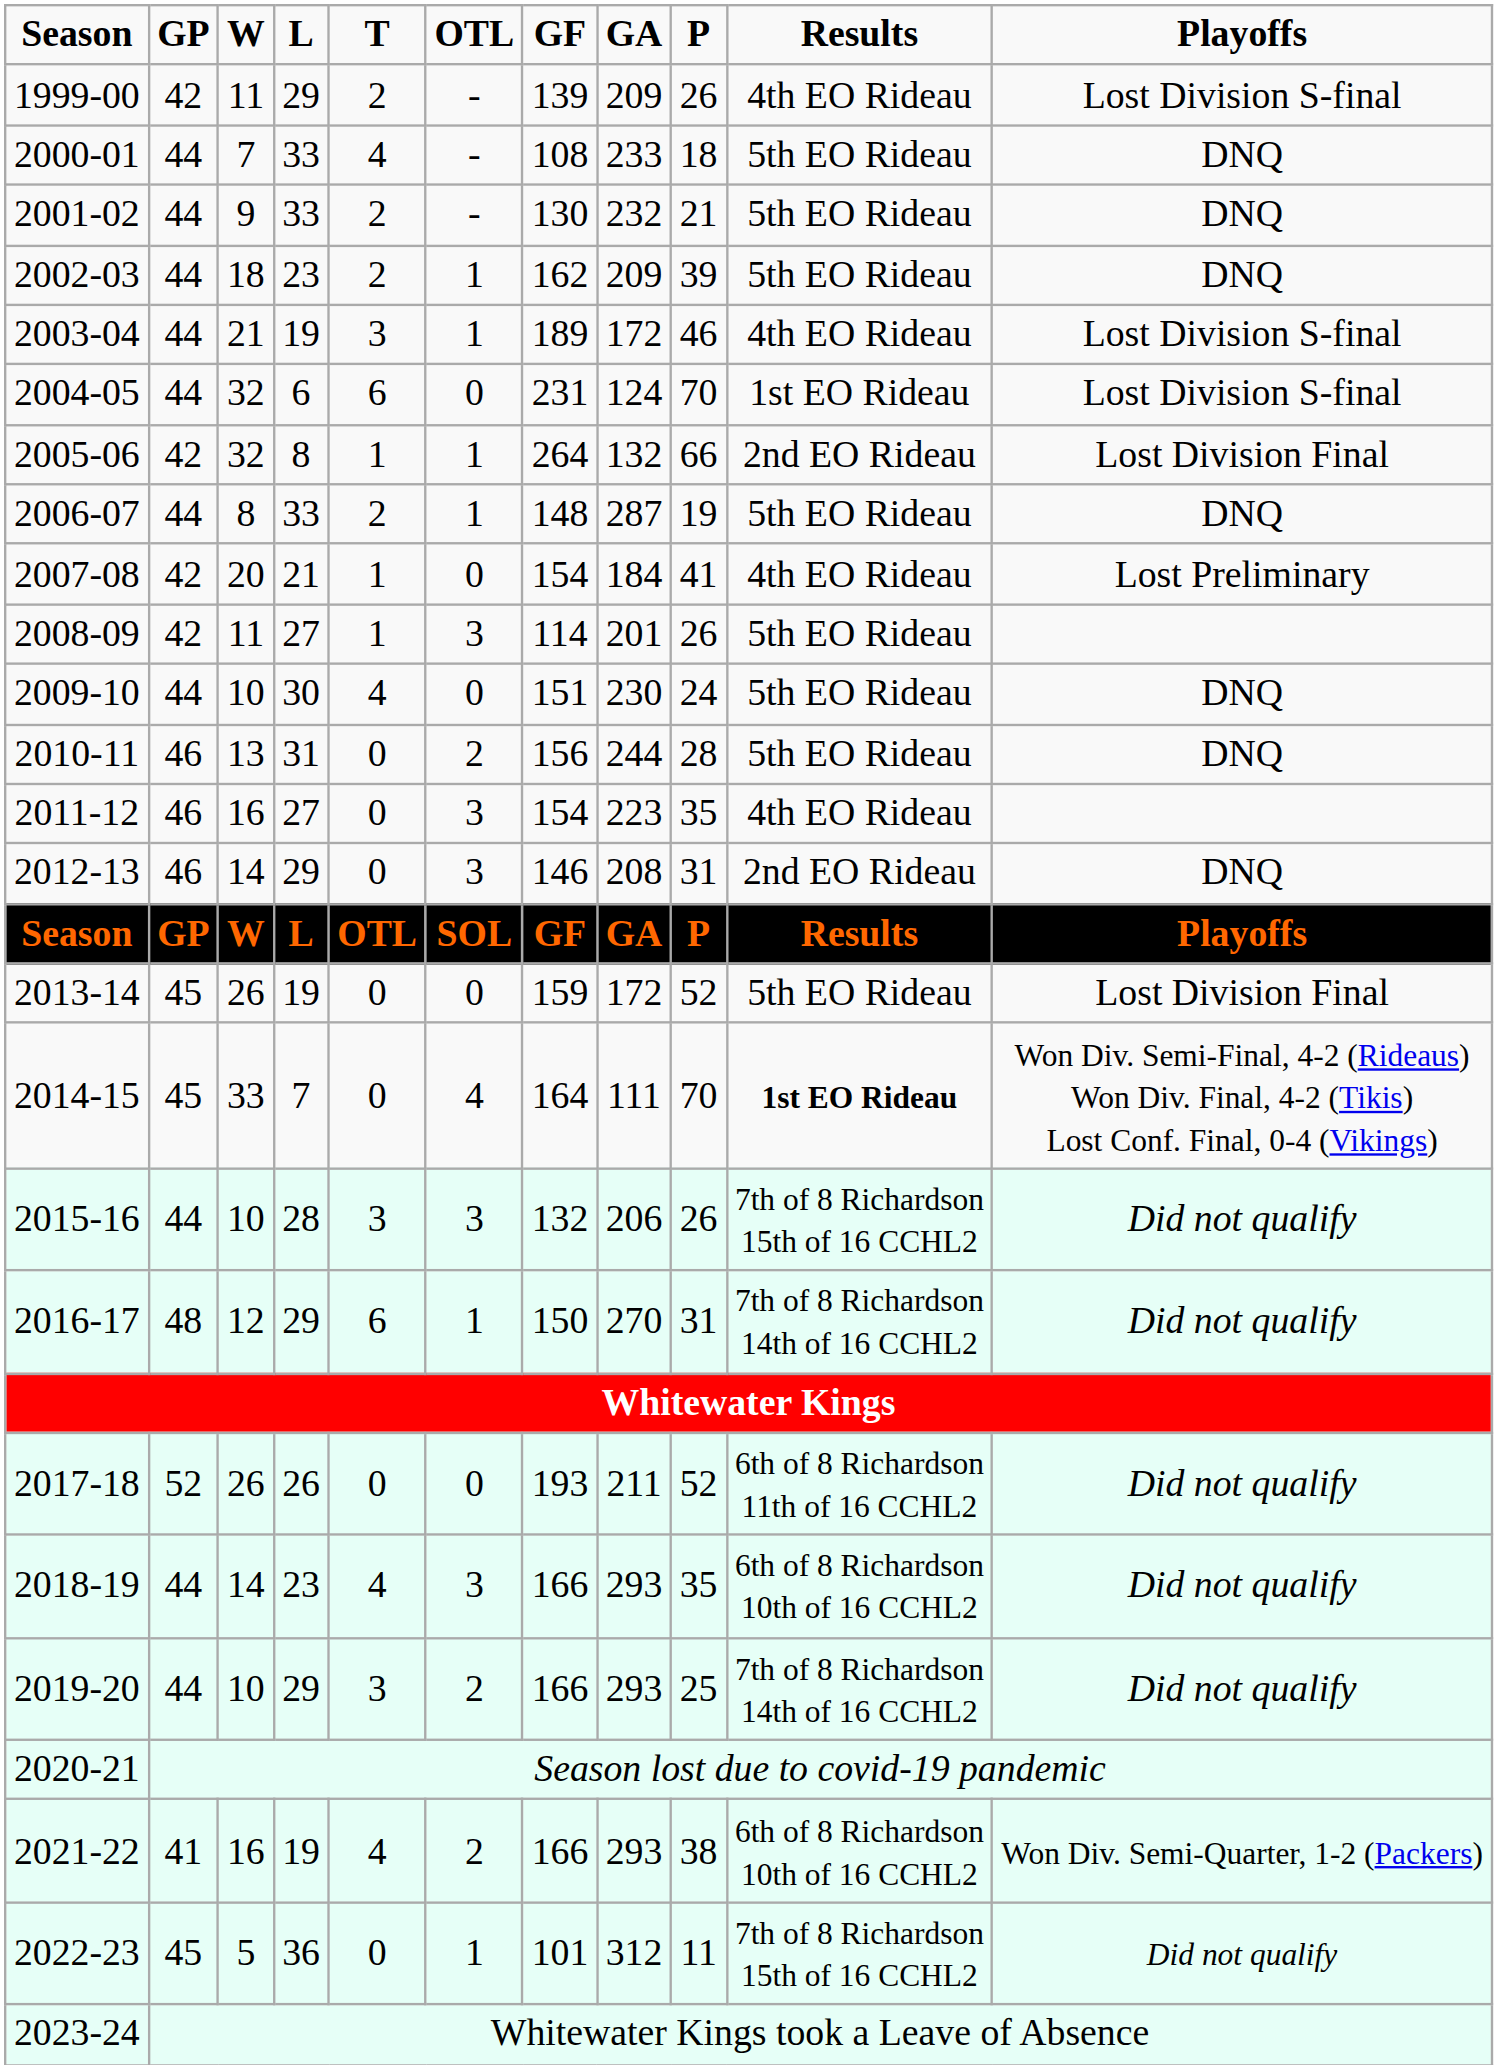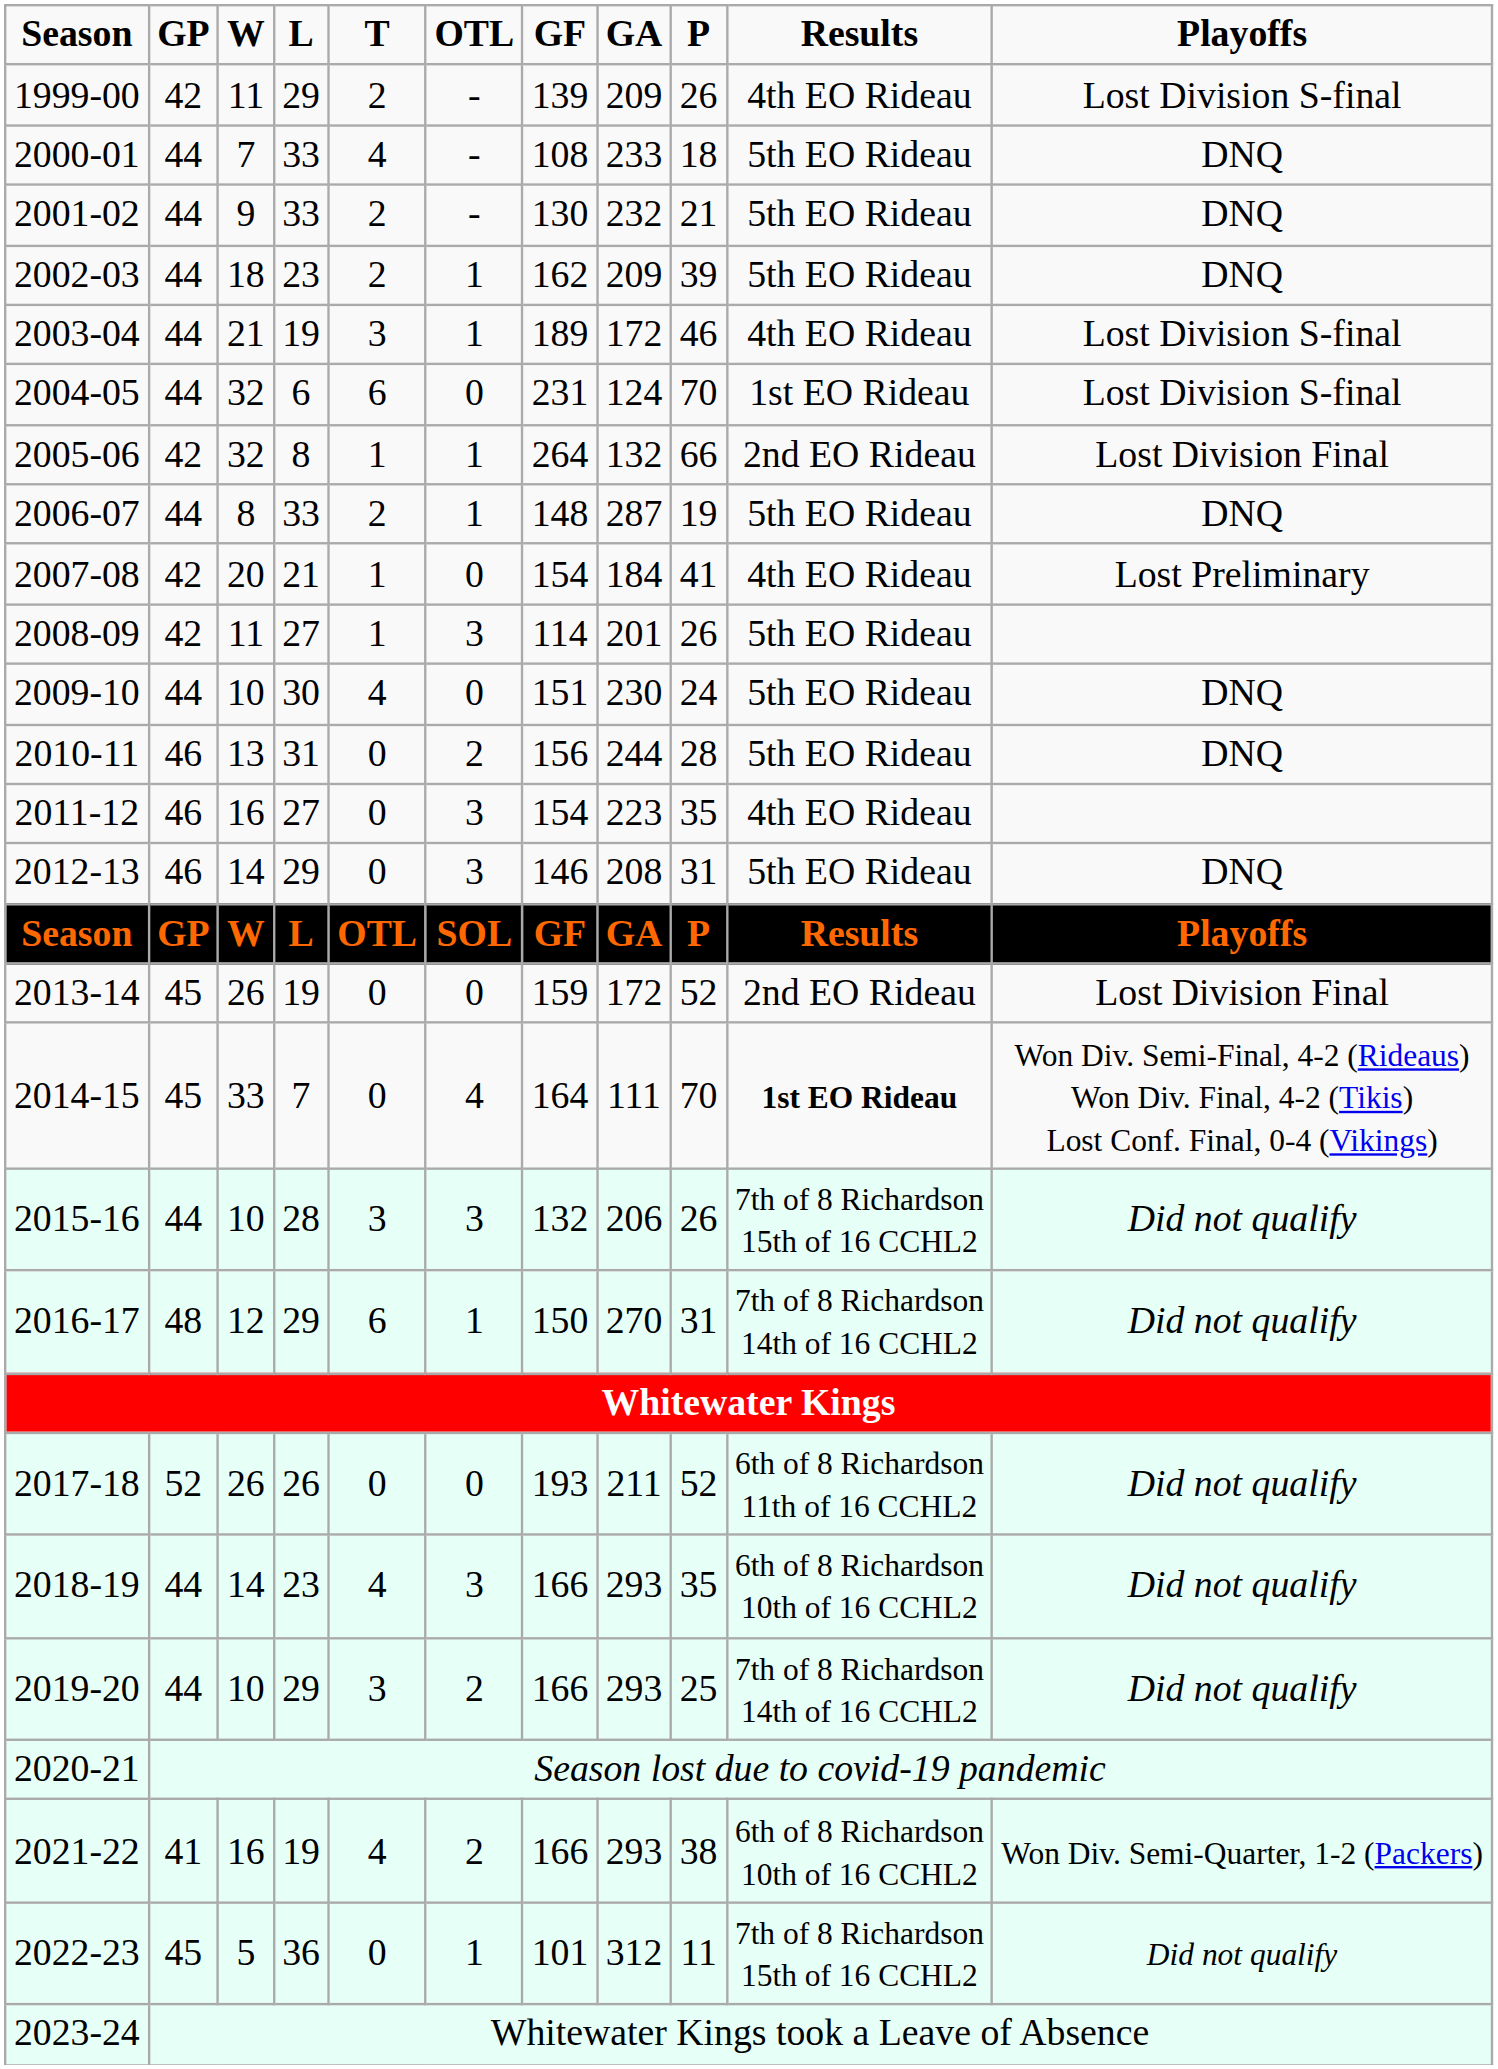(859, 872) 2nd EO Rideau -> (859, 872) 5th EO Rideau
(859, 992) 5th EO Rideau -> (859, 992) 2nd EO Rideau
